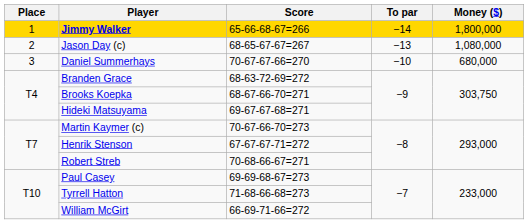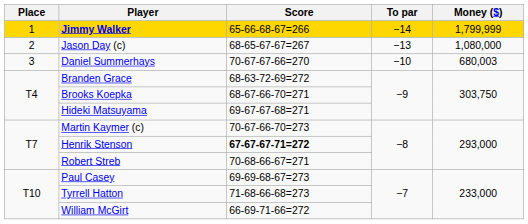(478, 29) 1,800,000 -> (478, 29) 1,799,999
(478, 62) 680,000 -> (478, 62) 680,003
(269, 144) normal -> (269, 144) bold
